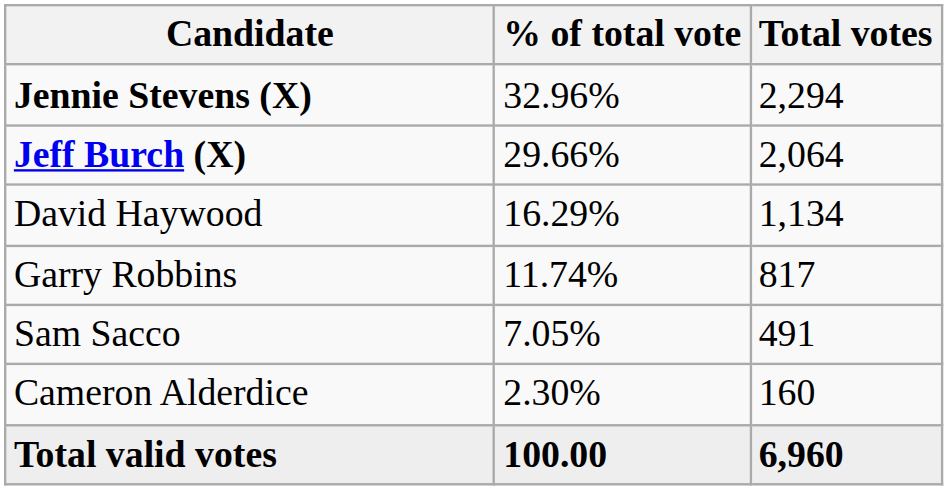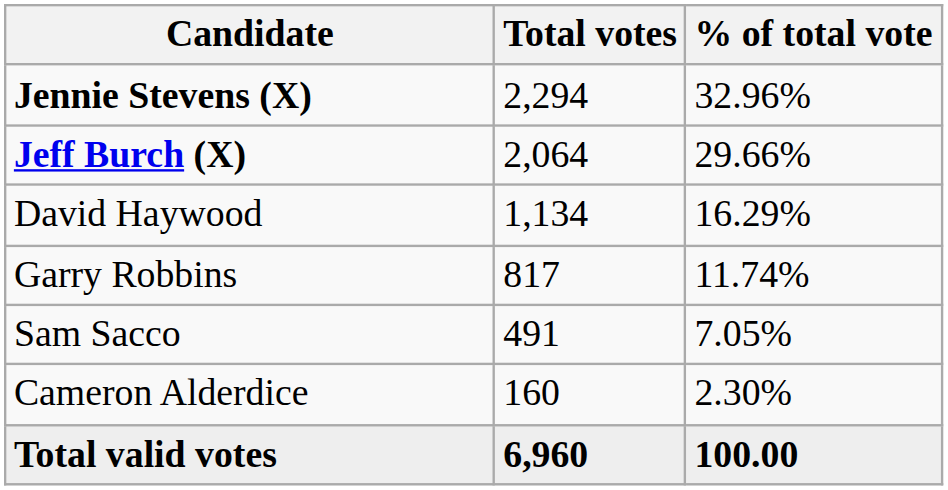columns swapped: (846, 34) <-> (622, 34)
